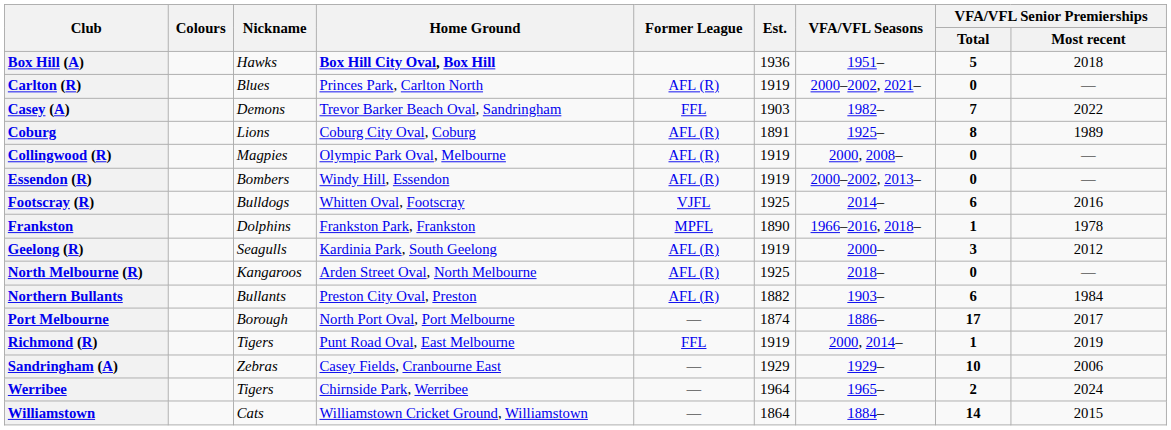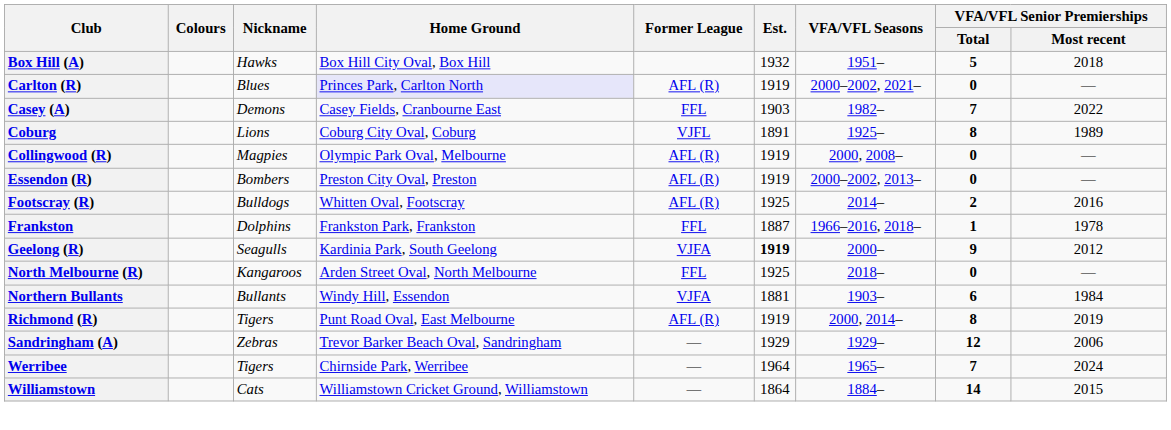(407, 62) bold -> (405, 62) normal
(775, 62) 1936 -> (775, 62) 1932
(401, 86) no background -> (401, 86) lavender background
(440, 109) Trevor Barker Beach Oval, Sandringham -> (410, 109) Casey Fields, Cranbourne East
(694, 132) AFL (R) -> (694, 132) VJFL
(384, 179) Windy Hill, Essendon -> (398, 179) Preston City Oval, Preston
(694, 202) VJFL -> (694, 202) AFL (R)
(973, 202) 6 -> (973, 202) 2
(694, 226) MPFL -> (694, 226) FFL
(775, 226) 1890 -> (775, 226) 1887
(694, 249) AFL (R) -> (694, 249) VJFA
(775, 249) normal -> (775, 249) bold
(973, 249) 3 -> (973, 249) 9
(694, 272) AFL (R) -> (694, 272) FFL
(398, 296) Preston City Oval, Preston -> (384, 296) Windy Hill, Essendon
(694, 296) AFL (R) -> (694, 296) VJFA
(775, 296) 1882 -> (775, 296) 1881
- row: (58, 319)
(694, 343) FFL -> (694, 319) AFL (R)
(973, 343) 1 -> (973, 319) 8
(410, 366) Casey Fields, Cranbourne East -> (440, 343) Trevor Barker Beach Oval, Sandringham
(973, 366) 10 -> (973, 343) 12
(973, 389) 2 -> (973, 366) 7
